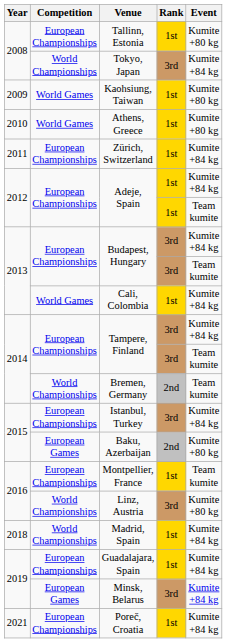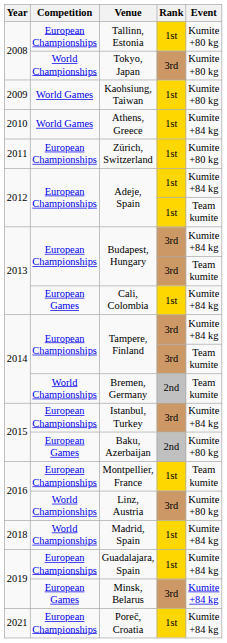(204, 66) Kumite +84 kg -> (204, 66) Kumite +80 kg
(204, 124) Kumite +80 kg -> (204, 124) Kumite +84 kg
(204, 154) Kumite +84 kg -> (204, 154) Kumite +80 kg
(65, 300) World Games -> (65, 300) European Games
